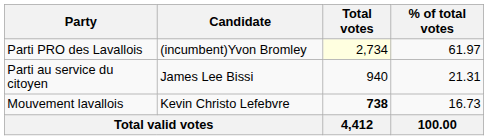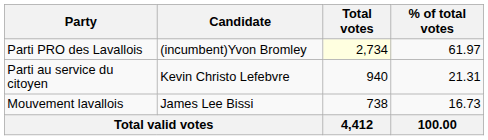(207, 76) James Lee Bissi -> (225, 76) Kevin Christo Lefebvre
(225, 104) Kevin Christo Lefebvre -> (207, 104) James Lee Bissi
(377, 104) bold -> (377, 104) normal
